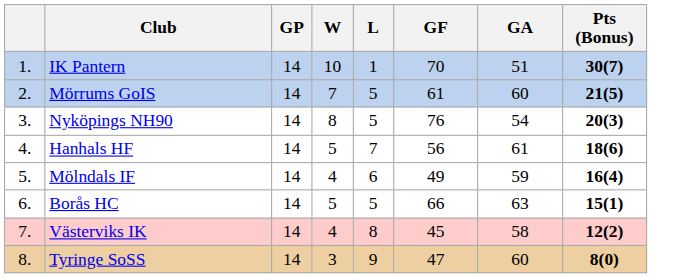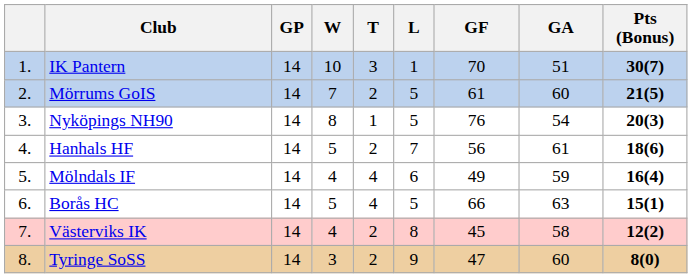+ column: (373, 28)
